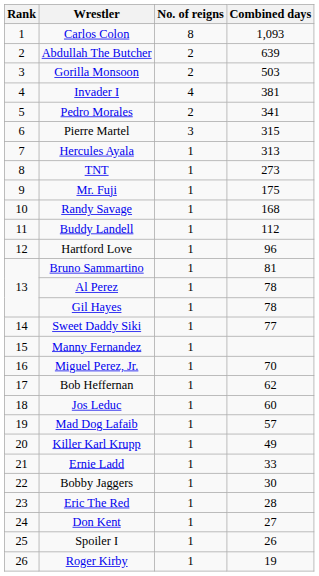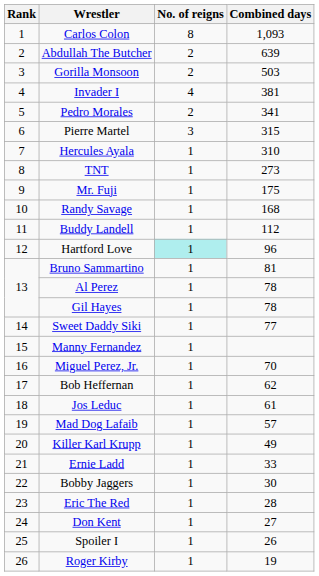(270, 151) 313 -> (270, 151) 310
(191, 248) no background -> (191, 248) paleturquoise background
(270, 405) 60 -> (270, 405) 61
